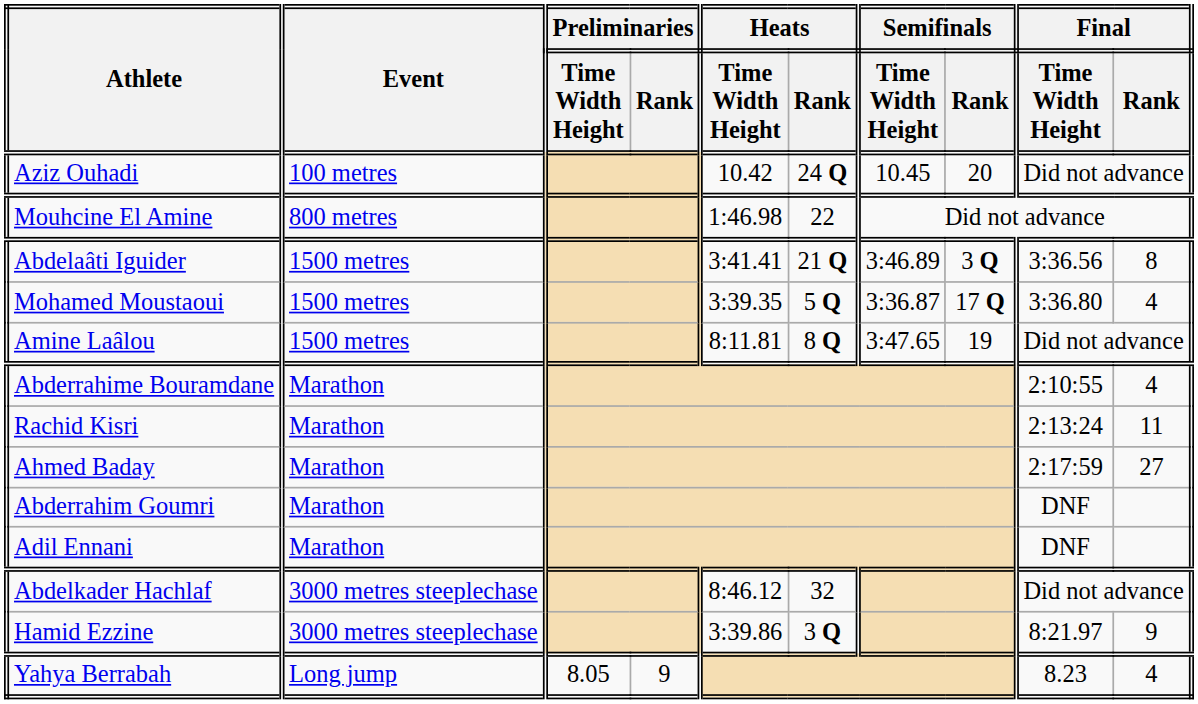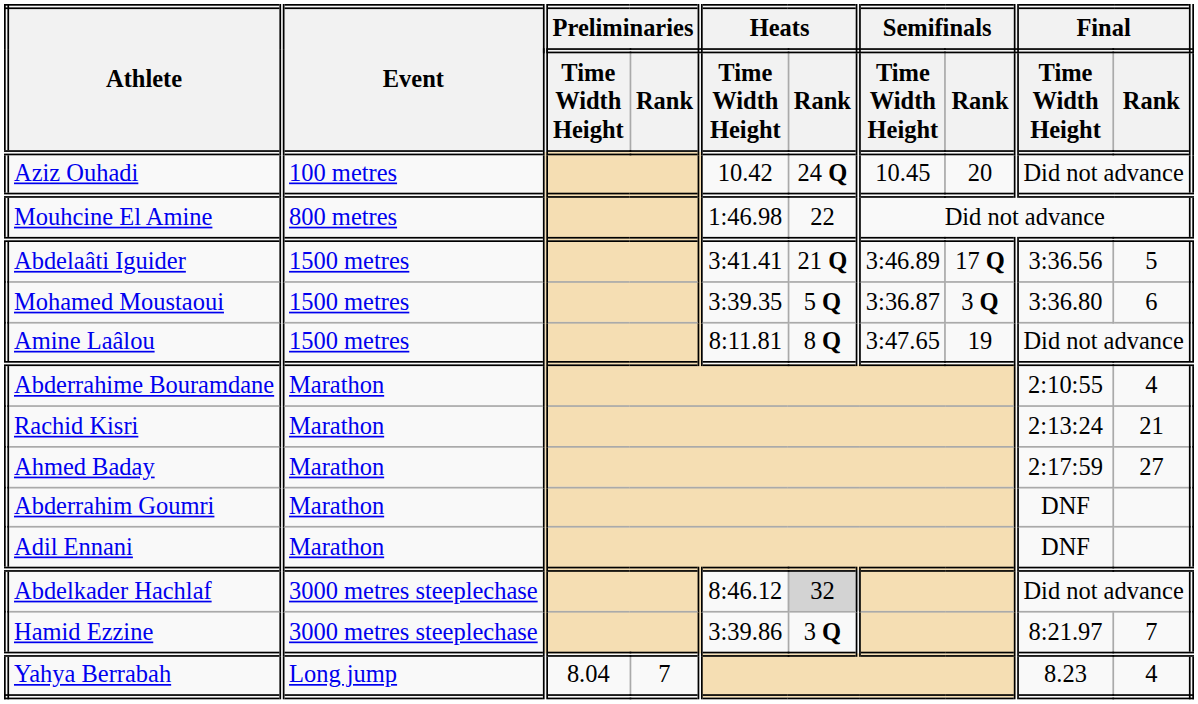(980, 261) 3 Q -> (980, 261) 17 Q
(1151, 261) 8 -> (1151, 261) 5
(980, 301) 17 Q -> (980, 301) 3 Q
(1151, 301) 4 -> (1151, 301) 6
(1151, 426) 11 -> (1151, 426) 21
(822, 591) no background -> (822, 591) lightgrey background
(1151, 631) 9 -> (1151, 631) 7
(588, 675) 8.05 -> (588, 675) 8.04
(664, 675) 9 -> (664, 675) 7
